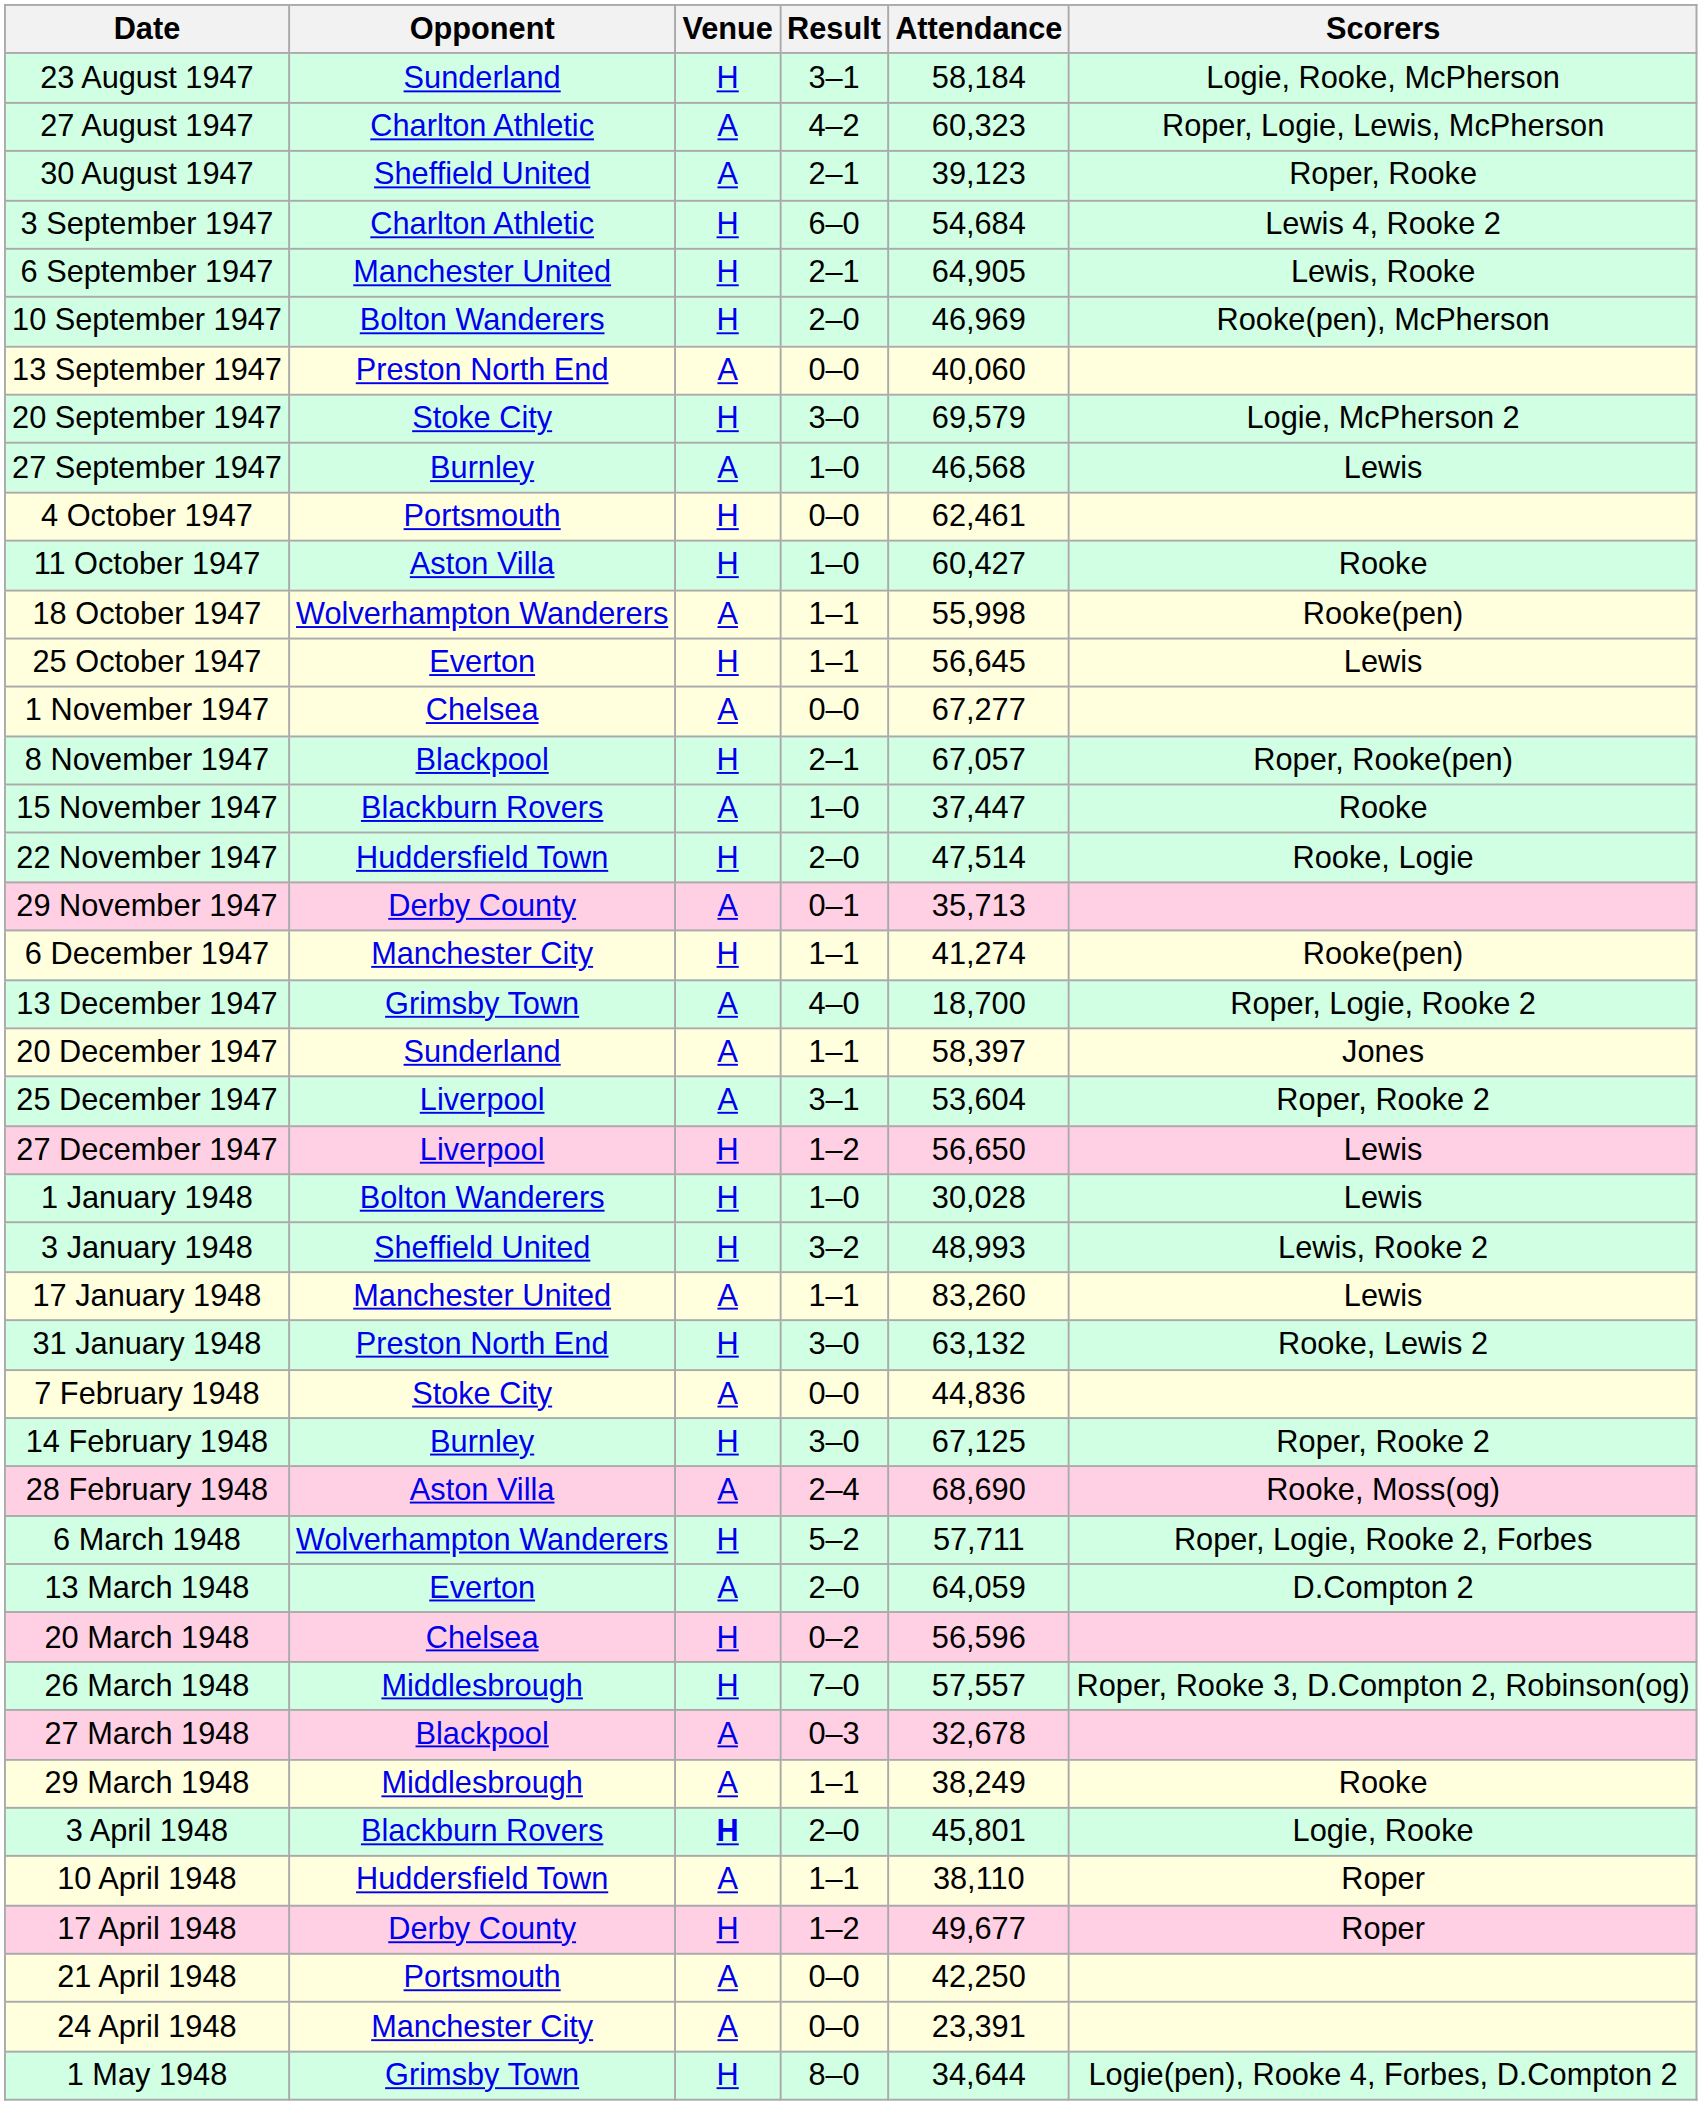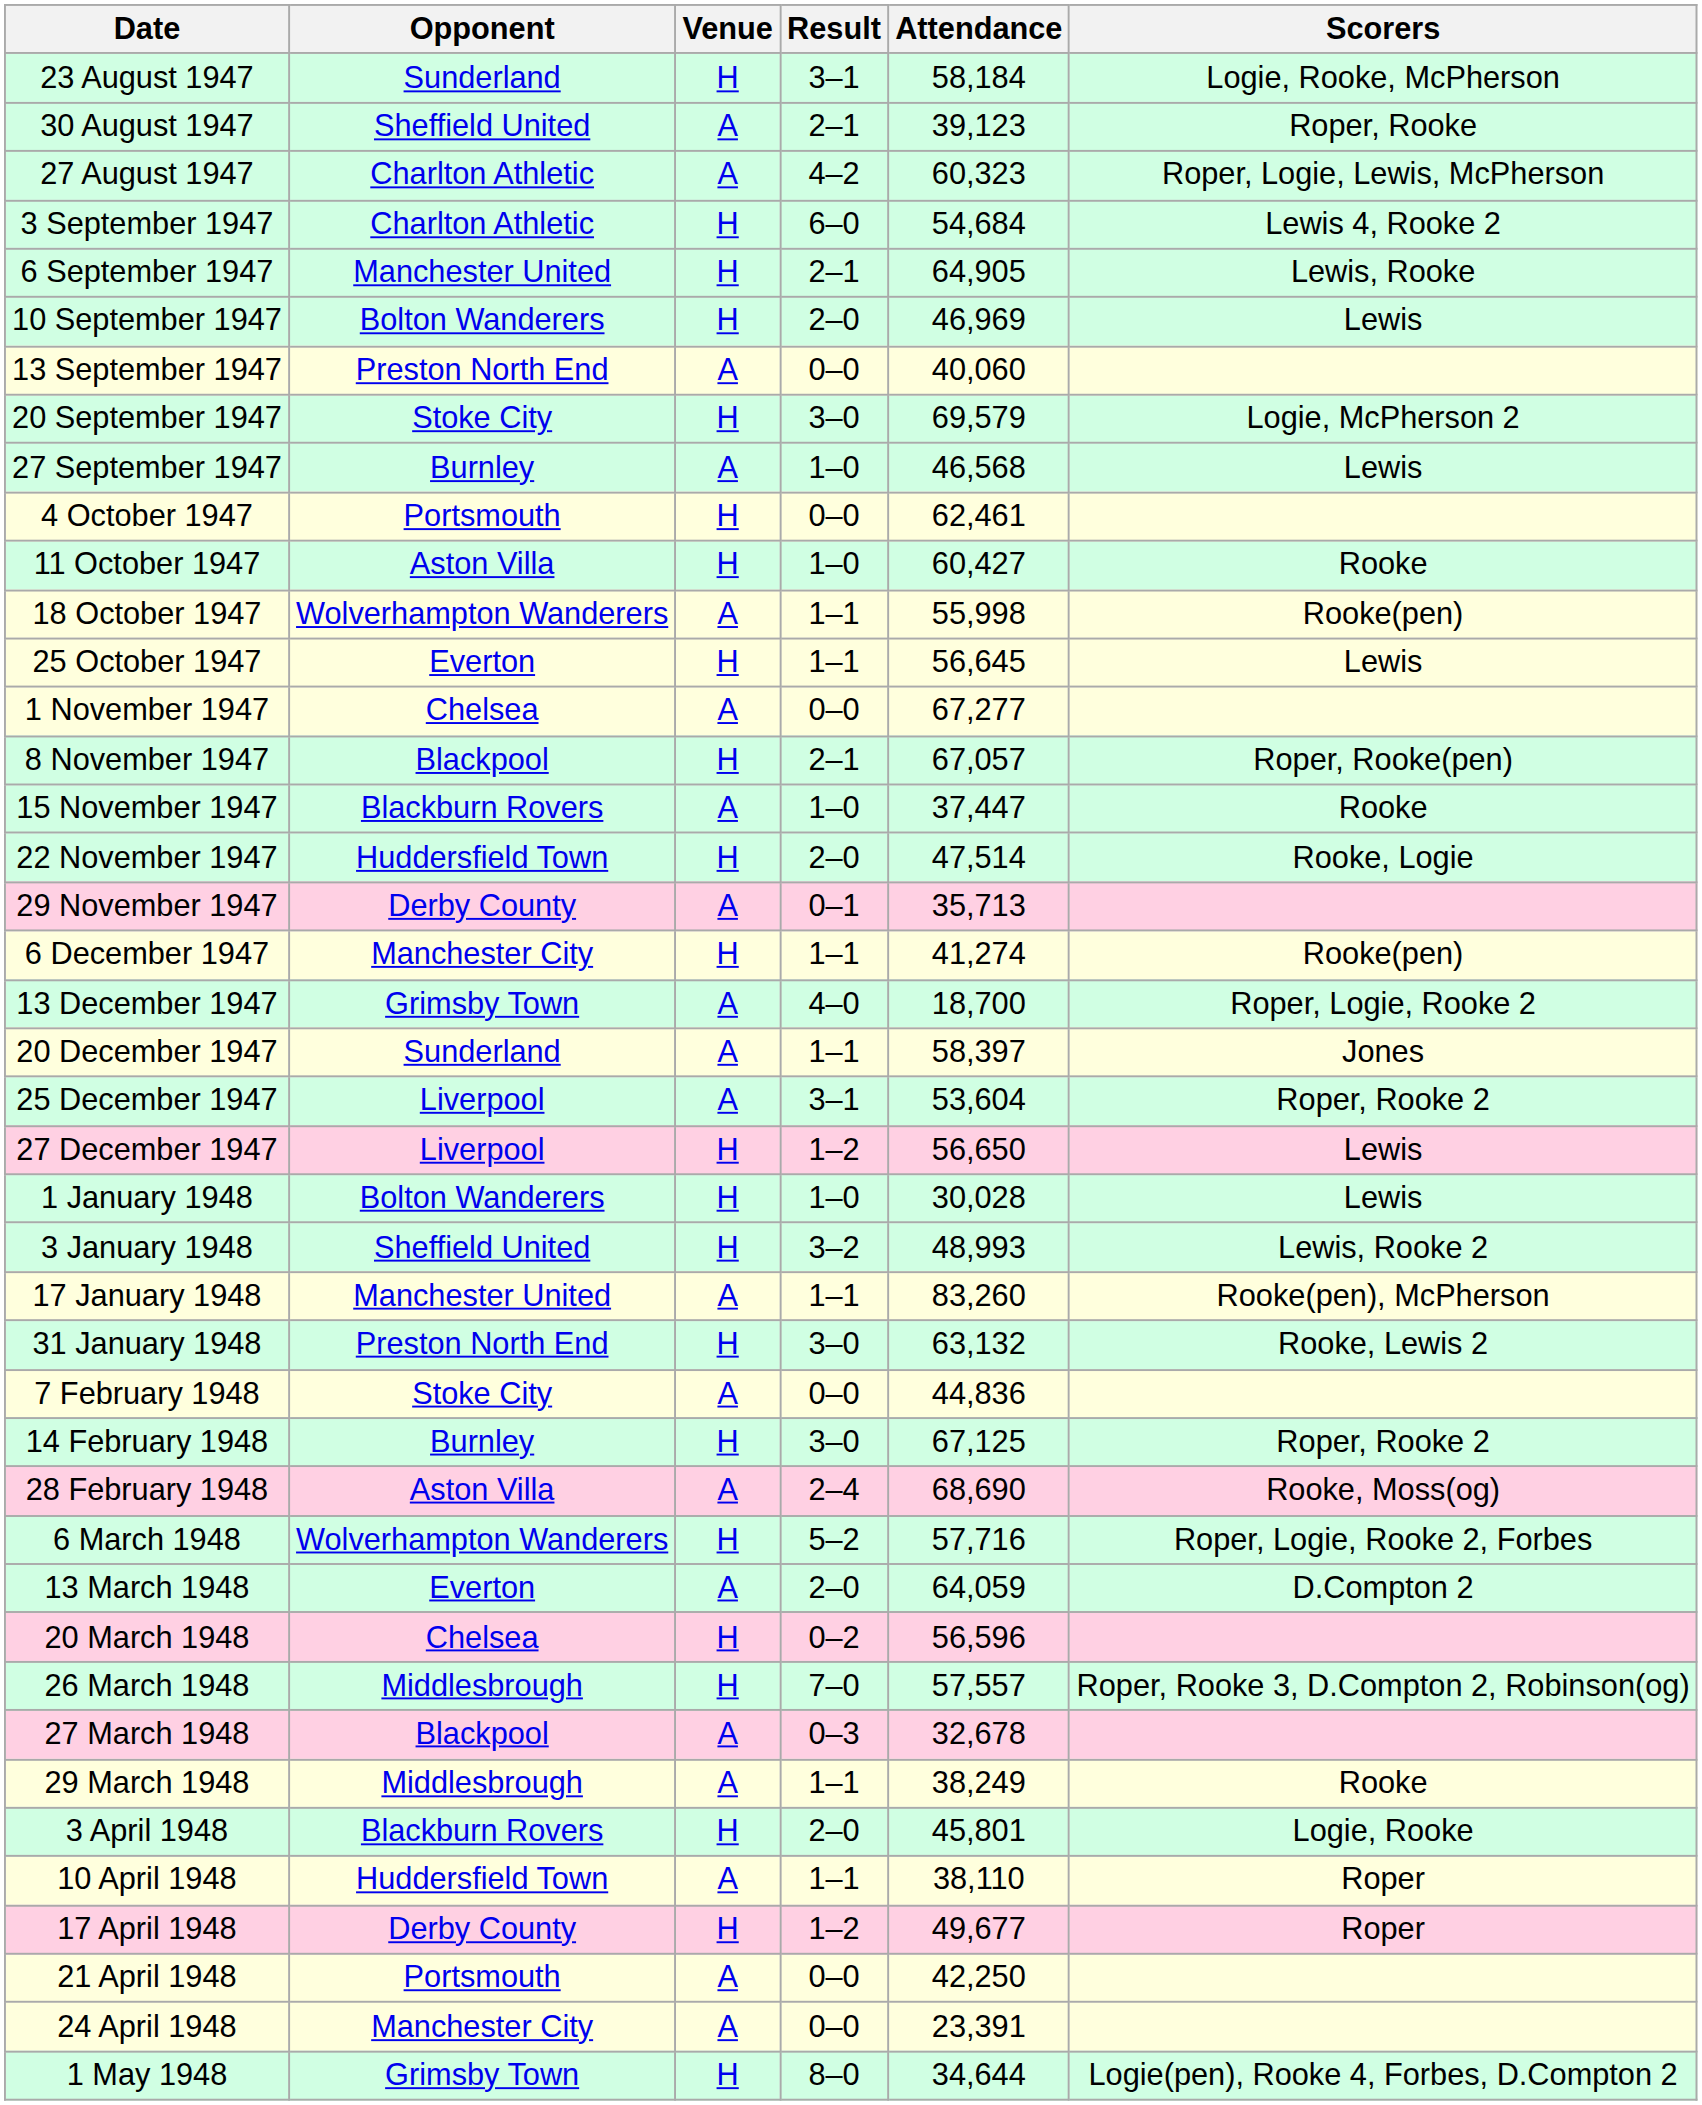rows swapped: (147, 126) <-> (147, 175)
(1383, 321) Rooke(pen), McPherson -> (1383, 321) Lewis
(1383, 1295) Lewis -> (1383, 1295) Rooke(pen), McPherson
(979, 1539) 57,711 -> (979, 1539) 57,716
(728, 1831) bold -> (728, 1831) normal
